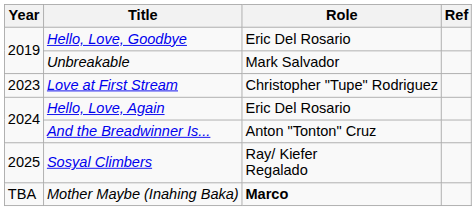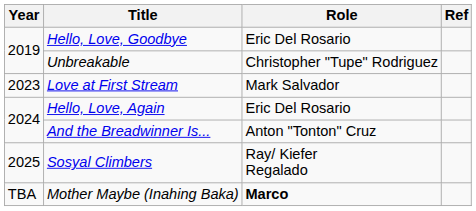(292, 62) Mark Salvador -> (342, 62) Christopher "Tupe" Rodriguez
(342, 85) Christopher "Tupe" Rodriguez -> (292, 85) Mark Salvador
